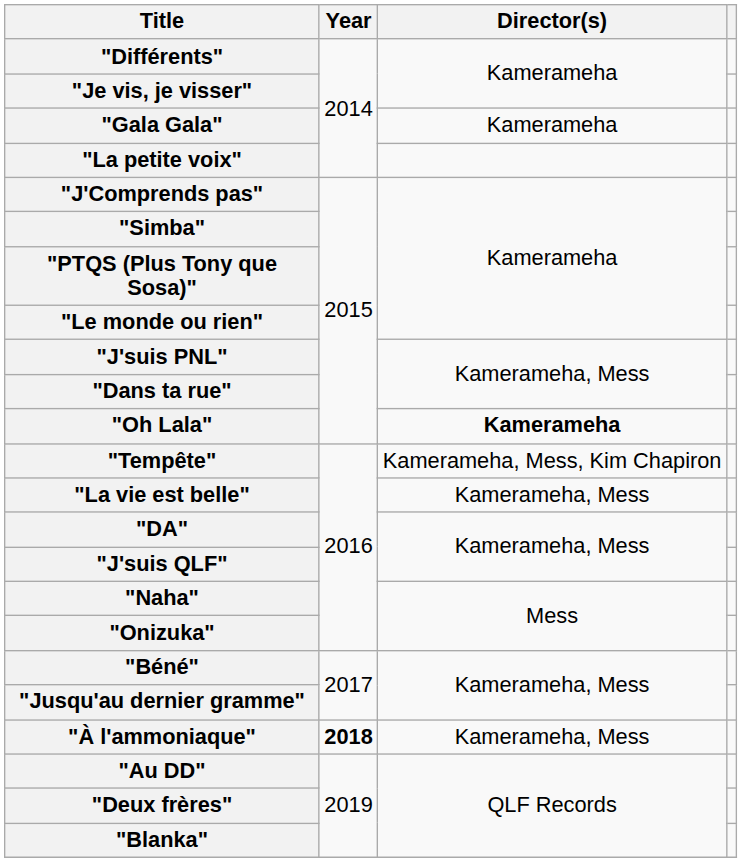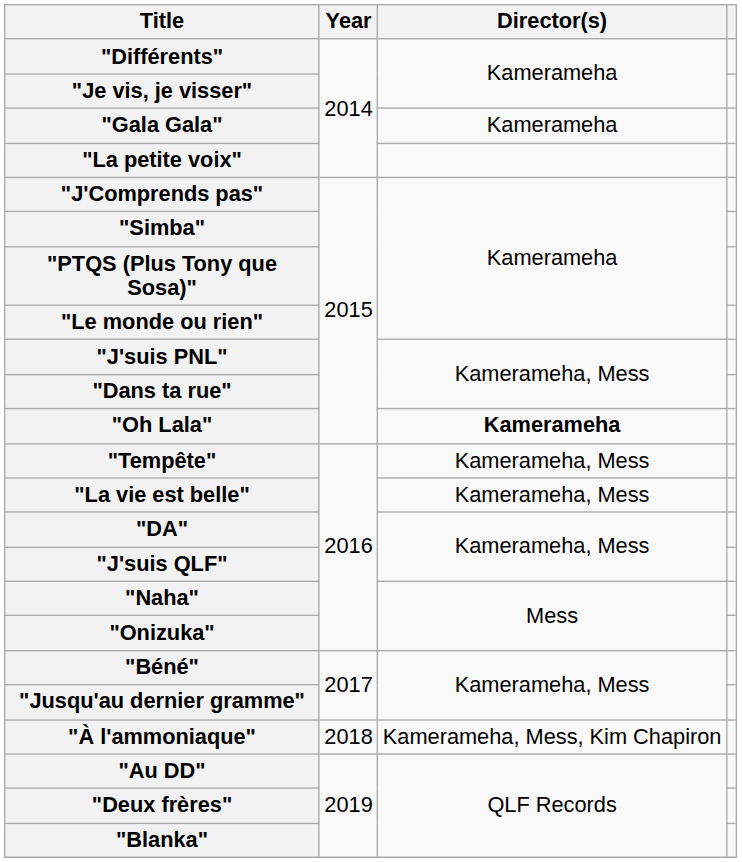(552, 460) Kamerameha, Mess, Kim Chapiron -> (552, 460) Kamerameha, Mess
(349, 736) bold -> (349, 736) normal
(552, 736) Kamerameha, Mess -> (552, 736) Kamerameha, Mess, Kim Chapiron
